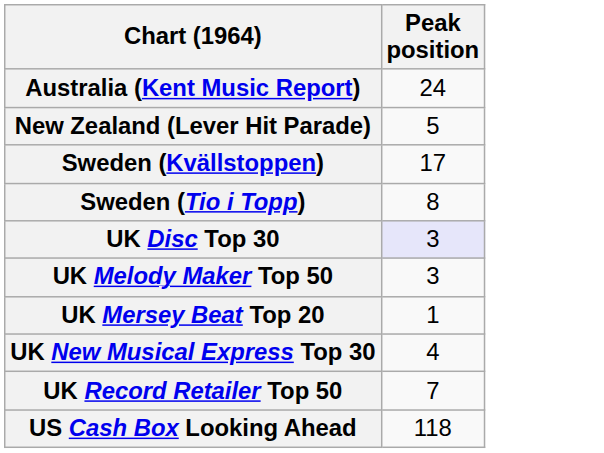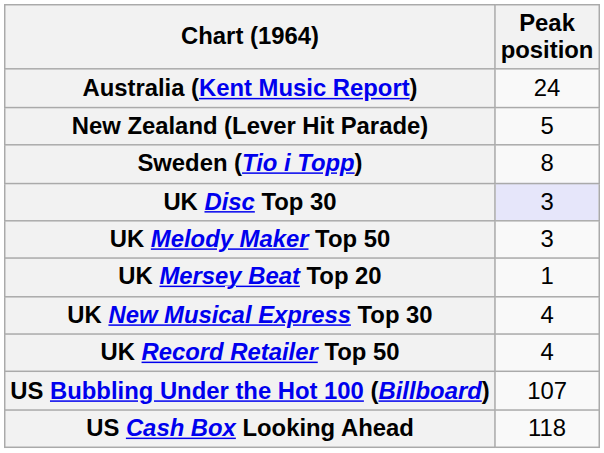- row: (193, 163)
(433, 390) 7 -> (547, 352) 4
+ row: (250, 390)
